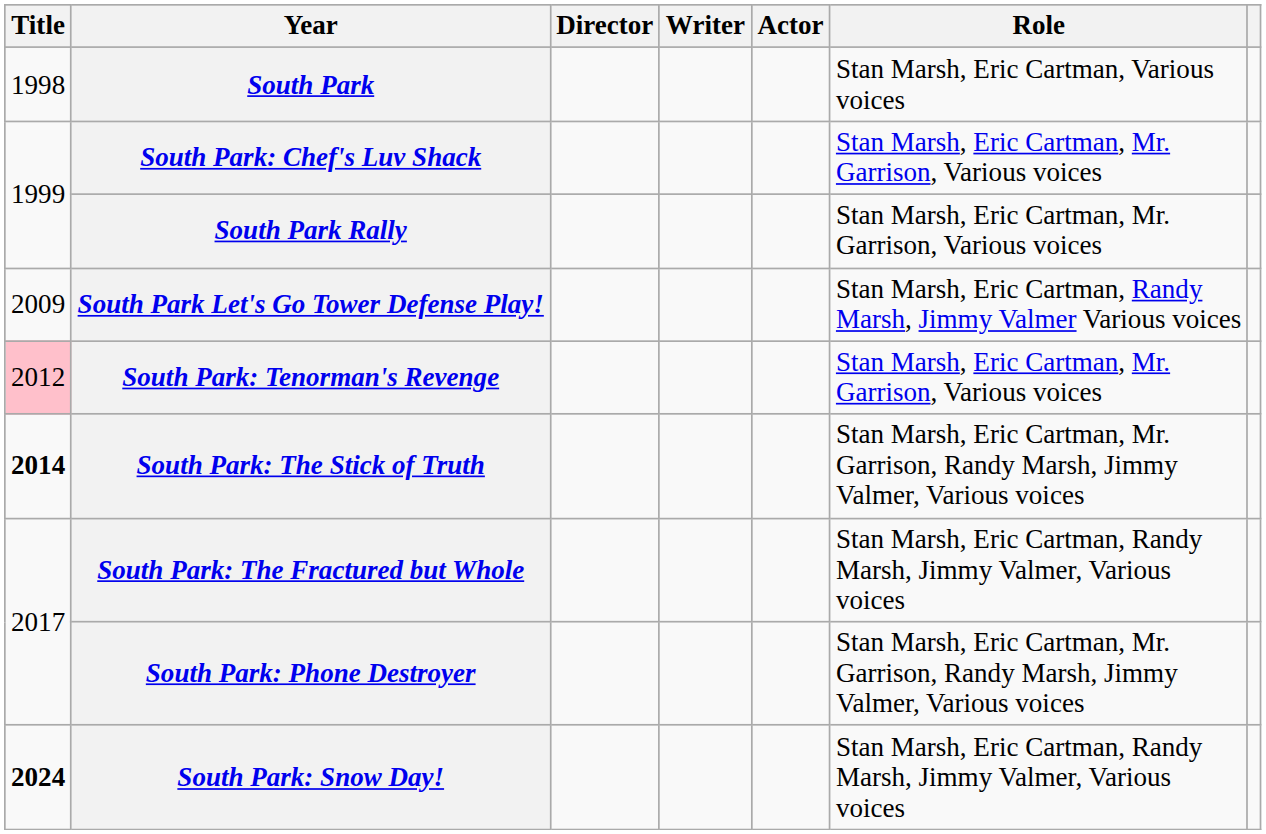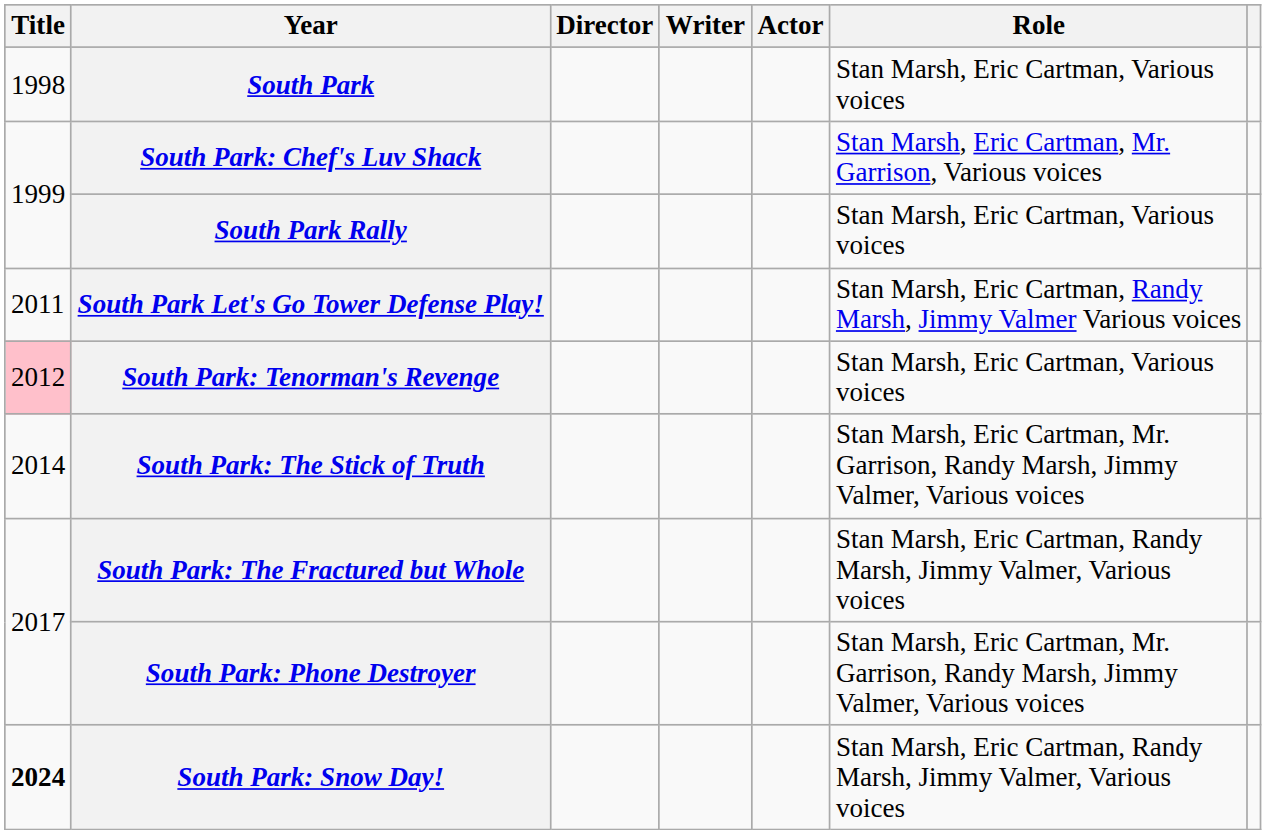(1003, 230) Stan Marsh, Eric Cartman, Mr. Garrison, Various voices -> (1025, 230) Stan Marsh, Eric Cartman, Various voices
(38, 303) 2009 -> (38, 303) 2011
(1003, 377) Stan Marsh, Eric Cartman, Mr. Garrison, Various voices -> (1025, 377) Stan Marsh, Eric Cartman, Various voices
(38, 465) bold -> (38, 465) normal
